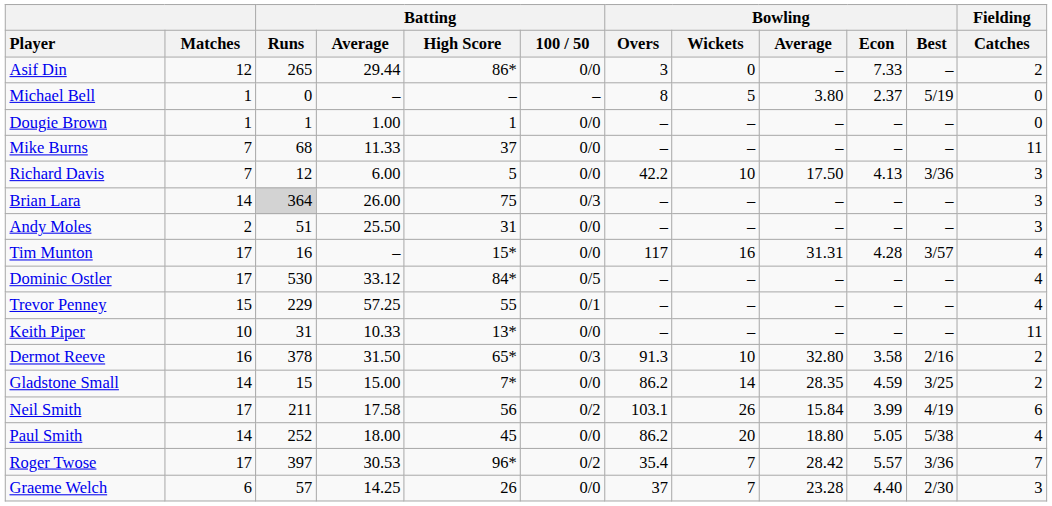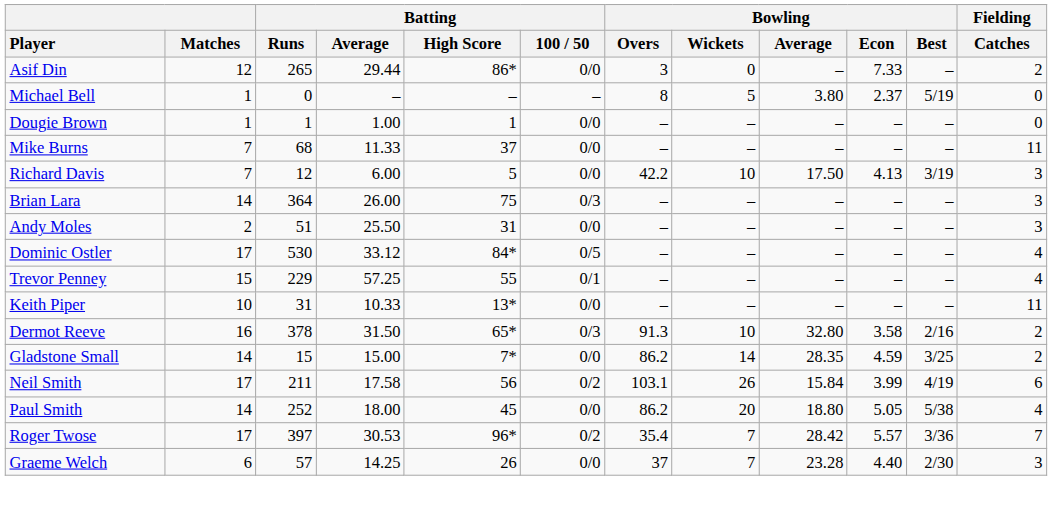(939, 174) 3/36 -> (939, 174) 3/19
(300, 200) lightgrey background -> (300, 200) no background
- row: (51, 252)
